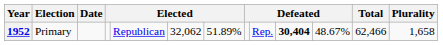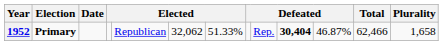(53, 31) normal -> (55, 31) bold
(224, 31) 51.89% -> (225, 31) 51.33%
(332, 31) 48.67% -> (334, 31) 46.87%
